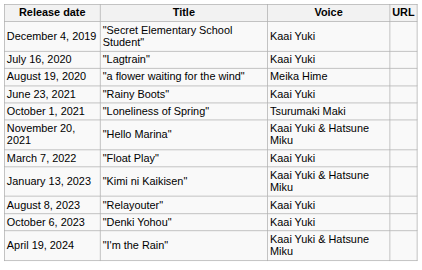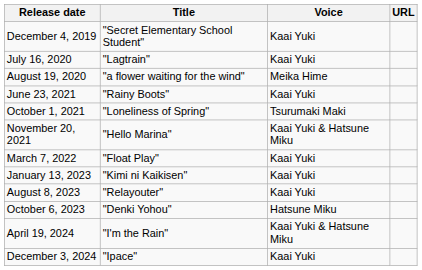(320, 181) Kaai Yuki & Hatsune Miku -> (293, 175) Kaai Yuki
(293, 222) Kaai Yuki -> (303, 210) Hatsune Miku
+ row: (52, 256)
